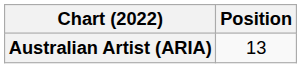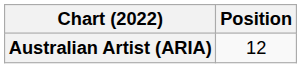(256, 47) 13 -> (256, 47) 12
